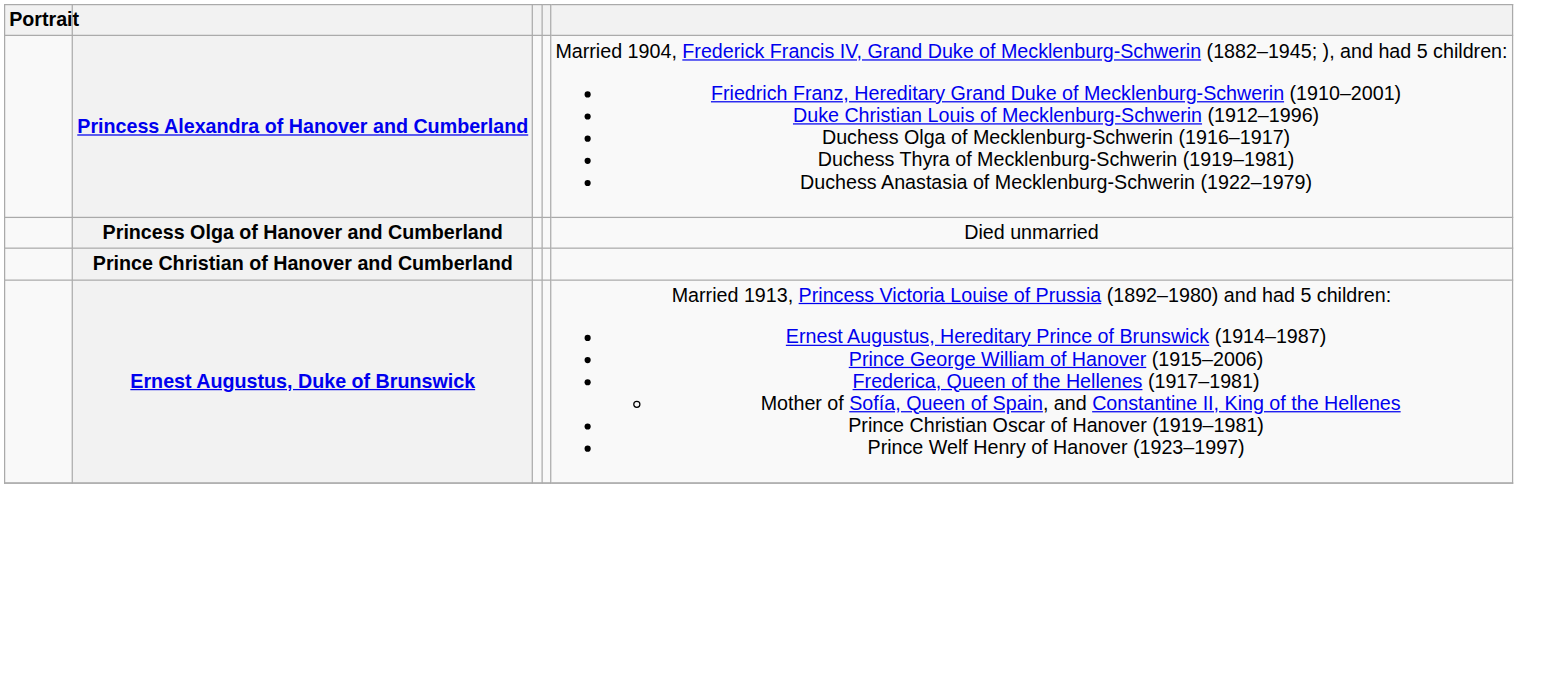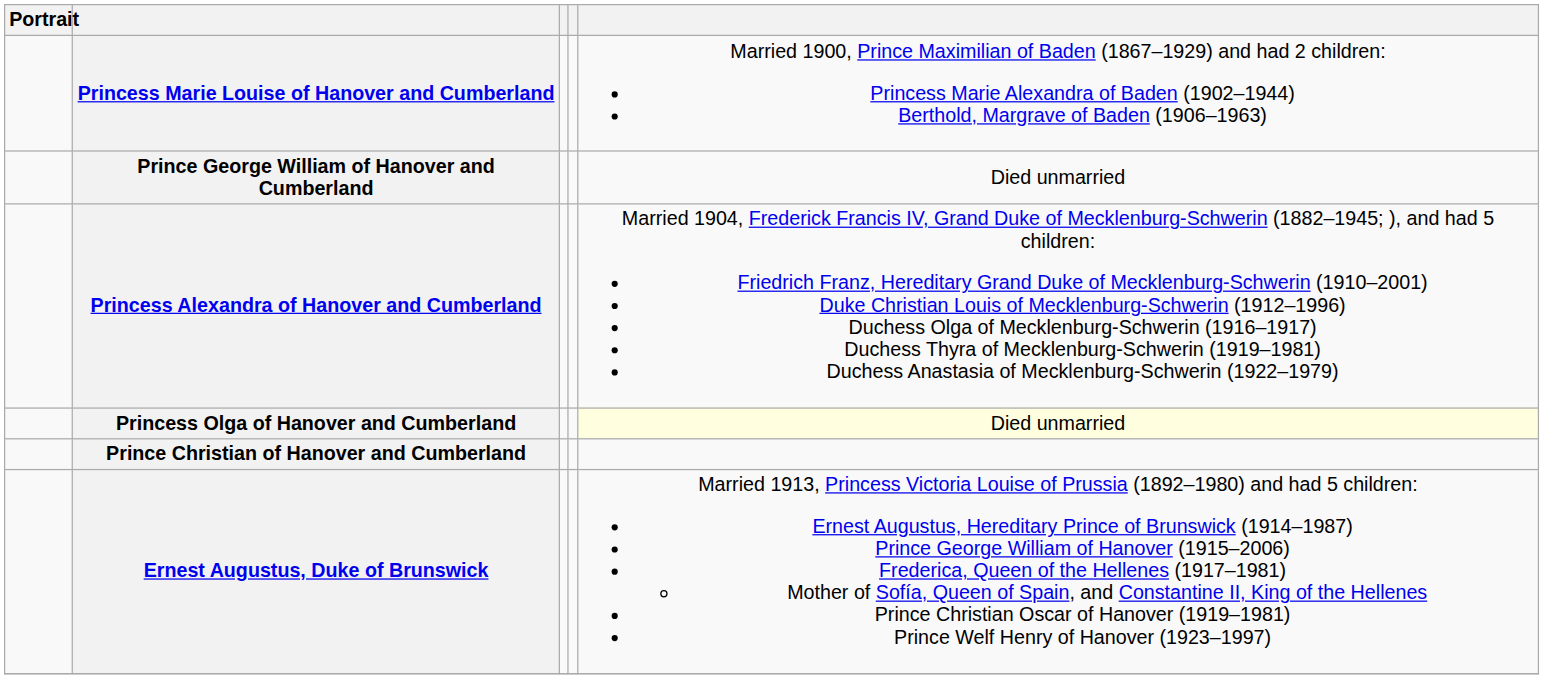+ row: (316, 93)
+ row: (316, 177)
(1031, 232) no background -> (1058, 422) lightyellow background
